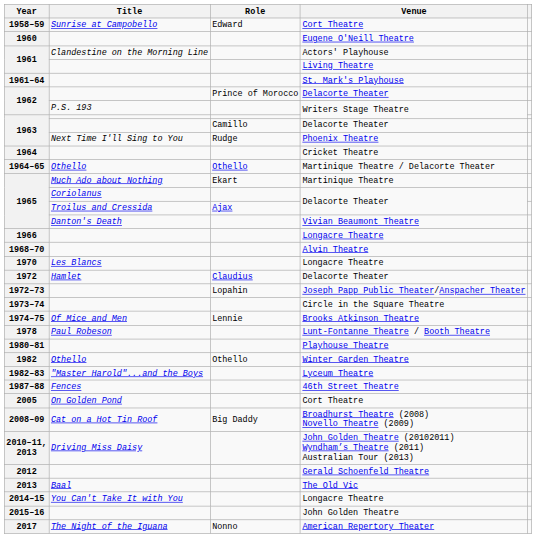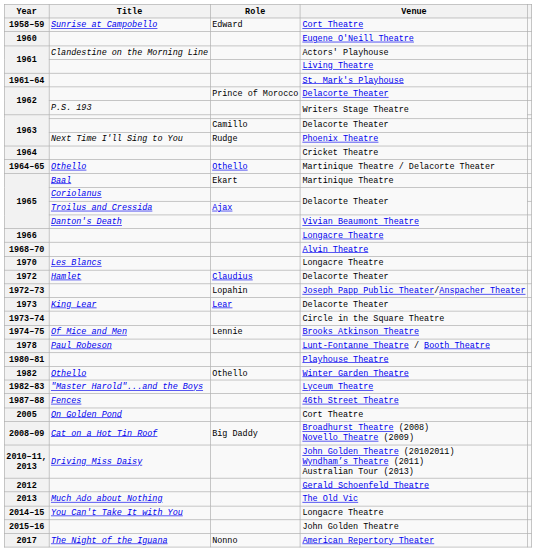(107, 180) Much Ado about Nothing -> (61, 180) Baal
+ row: (27, 304)
(61, 485) Baal -> (107, 499) Much Ado about Nothing
